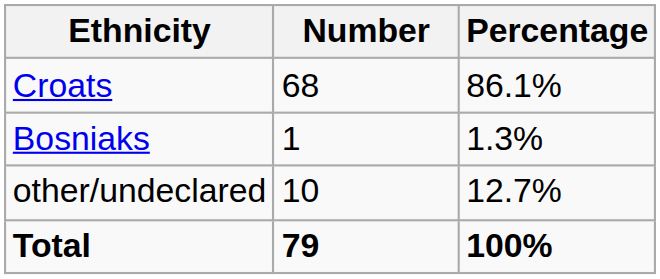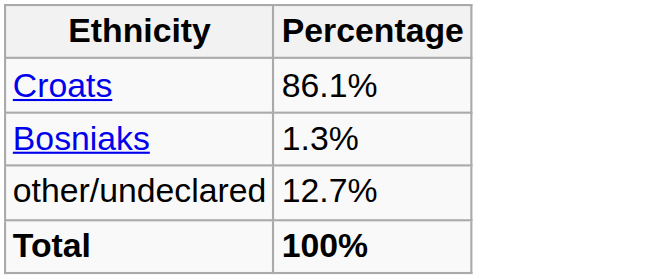- column: (366, 31)
